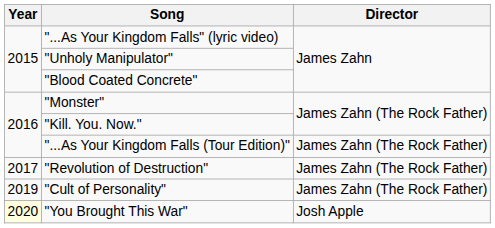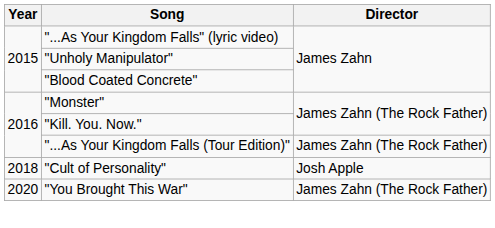- row: (126, 168)
(23, 189) 2019 -> (23, 168) 2018
(392, 189) James Zahn (The Rock Father) -> (330, 168) Josh Apple
(23, 211) lightyellow background -> (23, 189) no background
(330, 211) Josh Apple -> (392, 189) James Zahn (The Rock Father)
